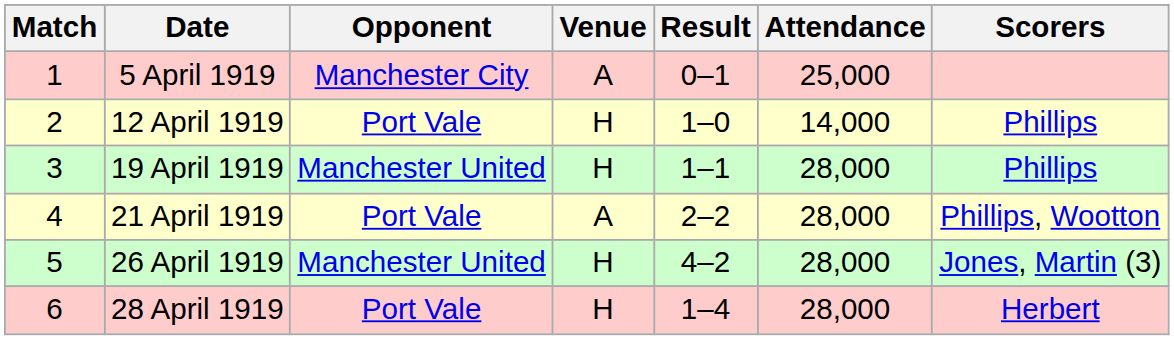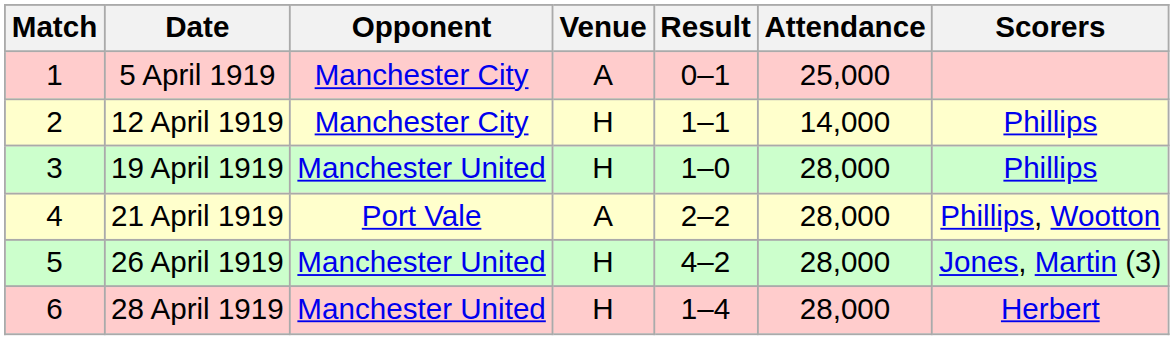(422, 121) Port Vale -> (422, 121) Manchester City
(706, 121) 1–0 -> (706, 121) 1–1
(706, 168) 1–1 -> (706, 168) 1–0
(422, 309) Port Vale -> (422, 309) Manchester United
